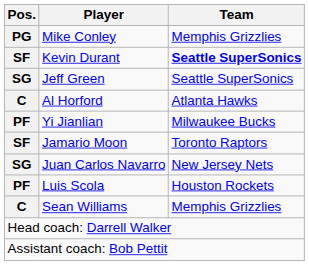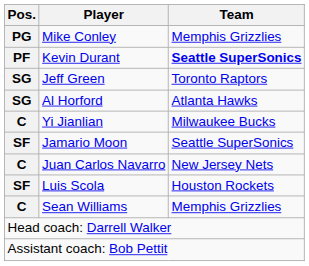(22, 57) SF -> (22, 57) PF
(232, 79) Seattle SuperSonics -> (219, 79) Toronto Raptors
(22, 100) C -> (22, 100) SG
(22, 121) PF -> (22, 121) C
(219, 143) Toronto Raptors -> (232, 143) Seattle SuperSonics
(22, 164) SG -> (22, 164) C
(22, 185) PF -> (22, 185) SF
